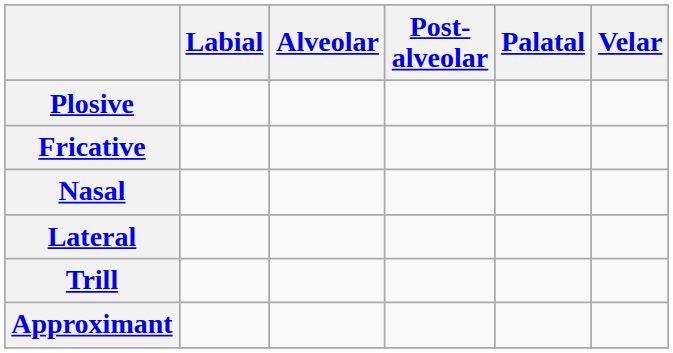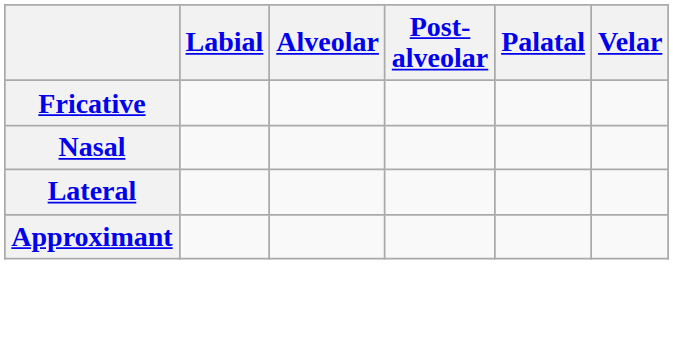- row: (92, 102)
- row: (92, 280)
